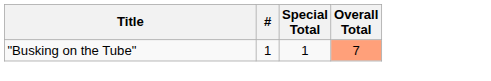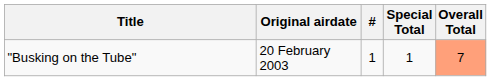+ column: (309, 22)
